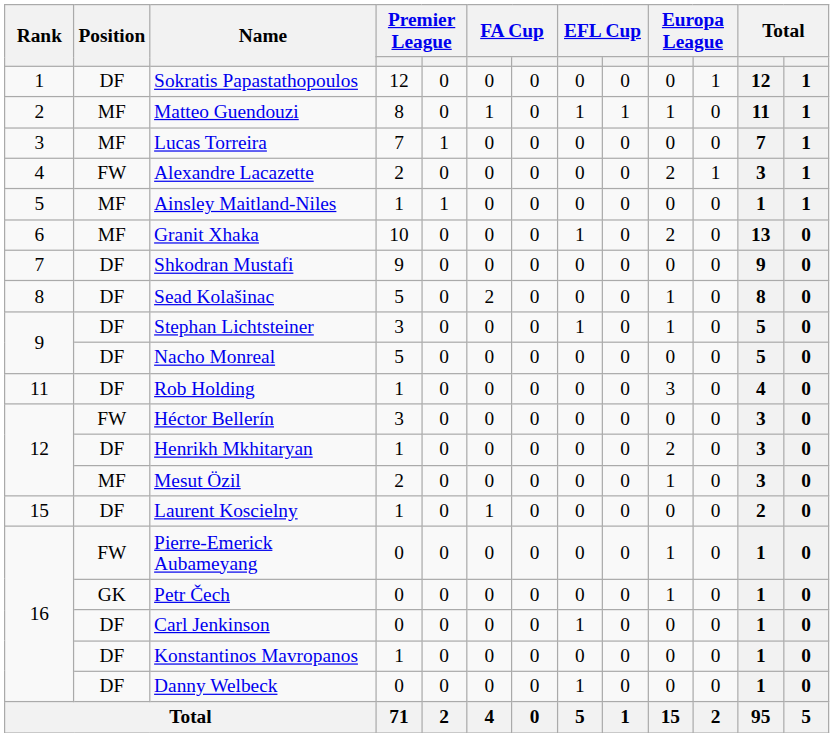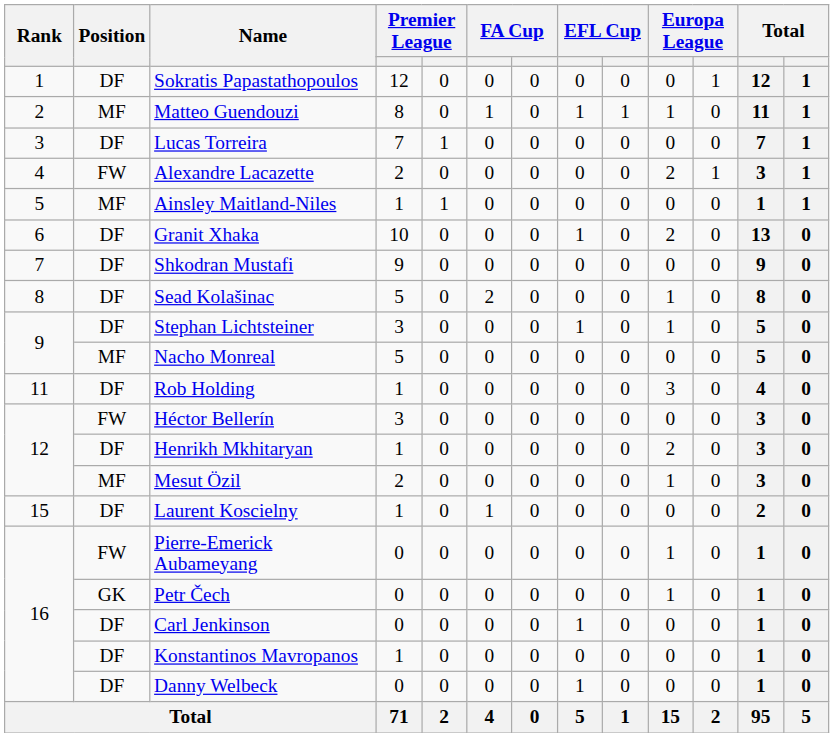(112, 142) MF -> (112, 142) DF
(112, 234) MF -> (112, 234) DF
(112, 357) DF -> (112, 357) MF
